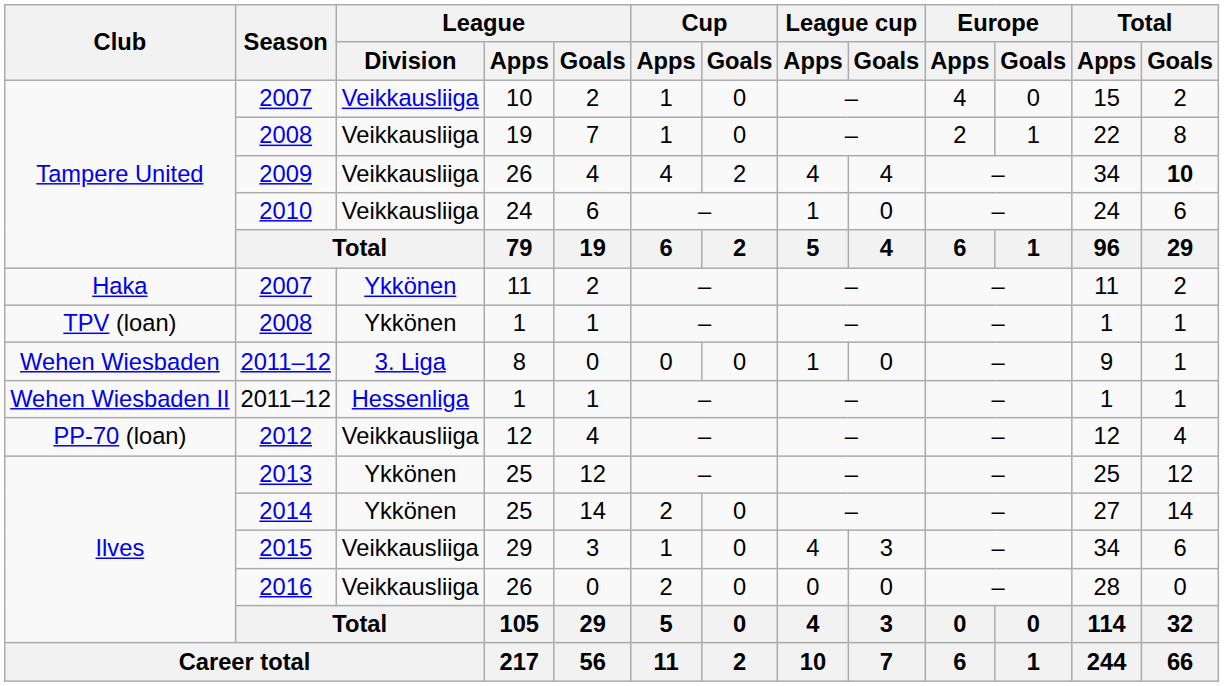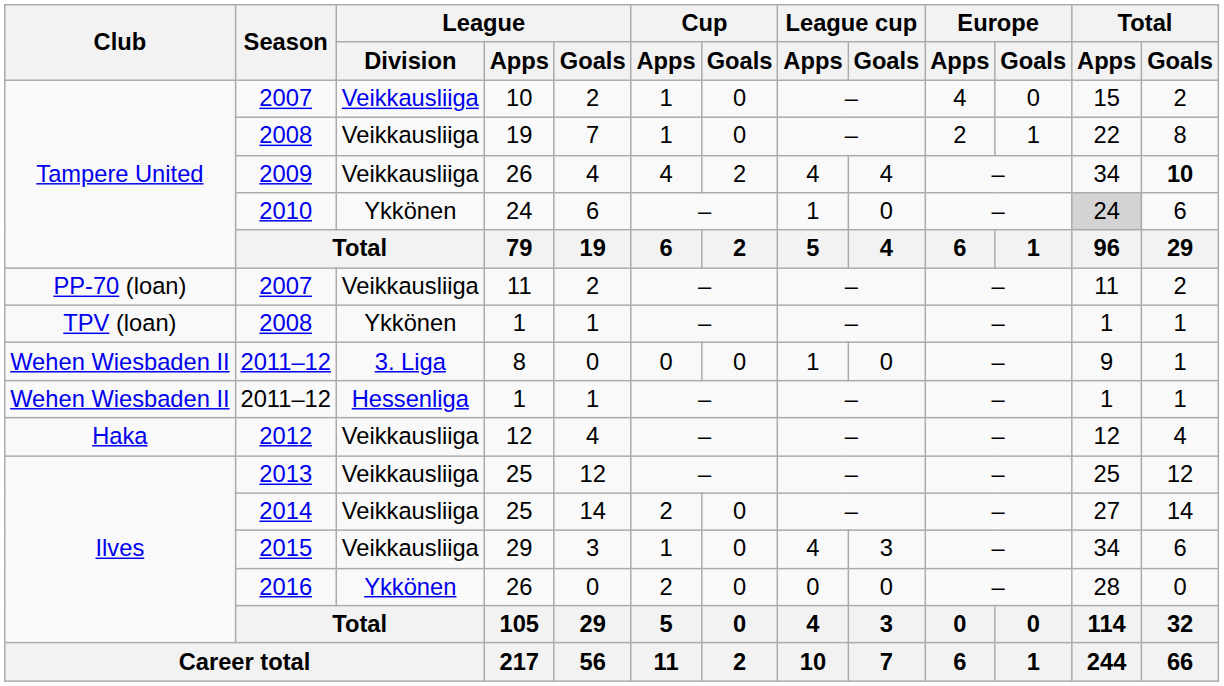(410, 211) Veikkausliiga -> (410, 211) Ykkönen
(1107, 211) no background -> (1107, 211) lightgrey background
(120, 286) Haka -> (120, 286) PP-70 (loan)
(410, 286) Ykkönen -> (410, 286) Veikkausliiga
(120, 361) Wehen Wiesbaden -> (120, 361) Wehen Wiesbaden II
(120, 436) PP-70 (loan) -> (120, 436) Haka
(410, 473) Ykkönen -> (410, 473) Veikkausliiga
(410, 511) Ykkönen -> (410, 511) Veikkausliiga
(410, 586) Veikkausliiga -> (410, 586) Ykkönen
